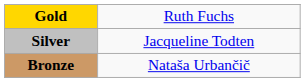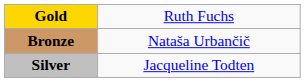rows swapped: (51, 41) <-> (51, 65)
